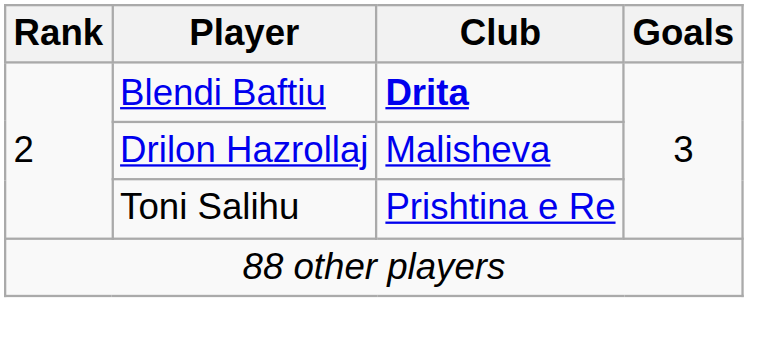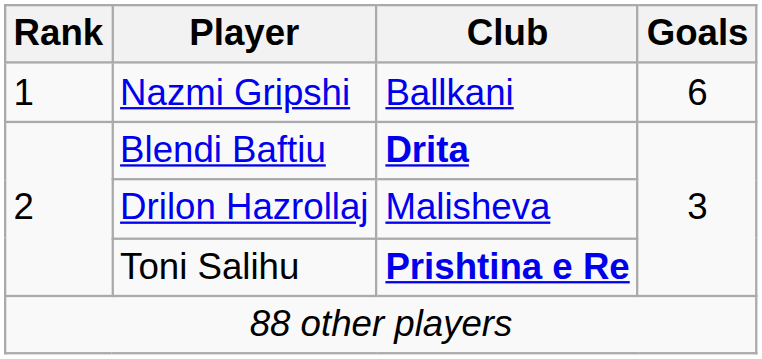+ row: (235, 91)
(500, 207) normal -> (508, 265) bold
